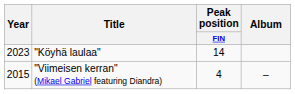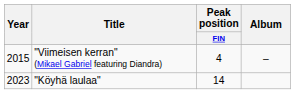rows swapped: (98, 75) <-> (67, 53)
